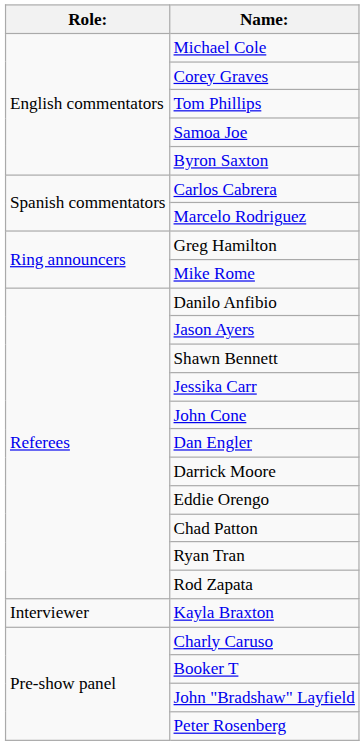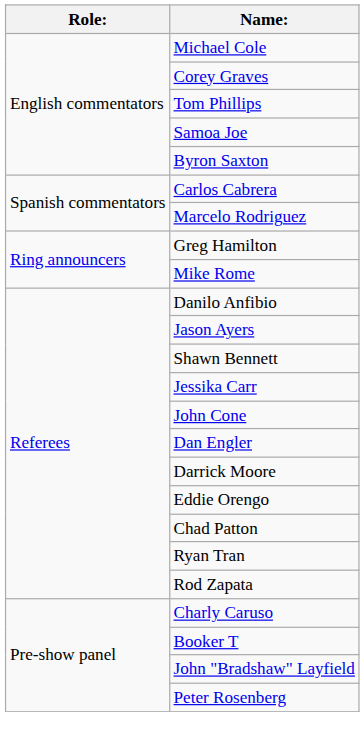- row: (224, 612)
